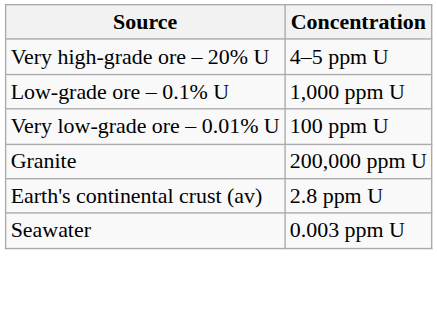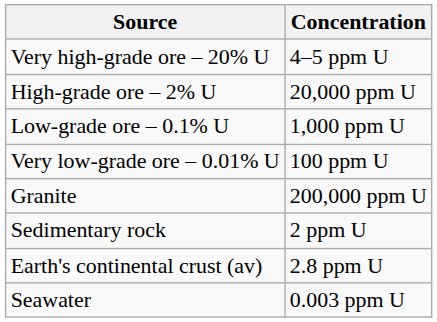+ row: (114, 91)
+ row: (88, 230)
